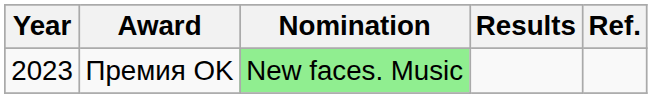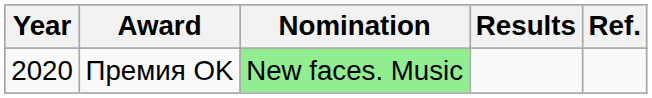(42, 70) 2023 -> (42, 70) 2020
